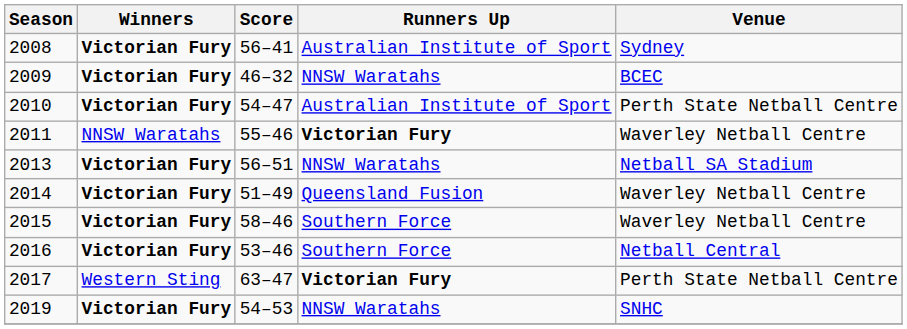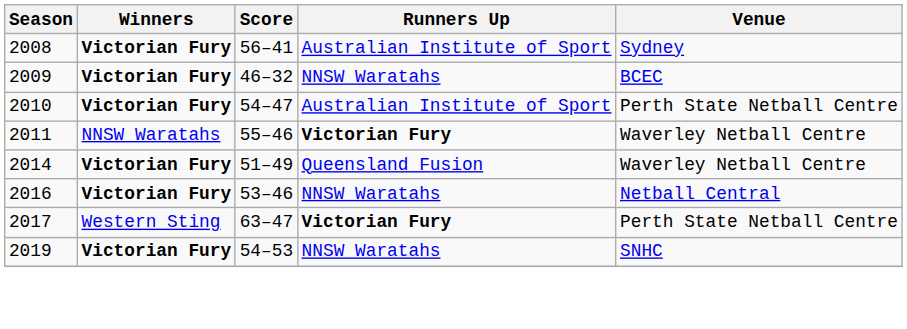- row: (30, 164)
- row: (30, 222)
(376, 251) Southern Force -> (371, 193) NNSW Waratahs
